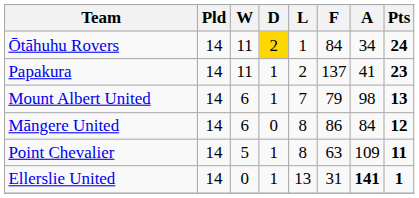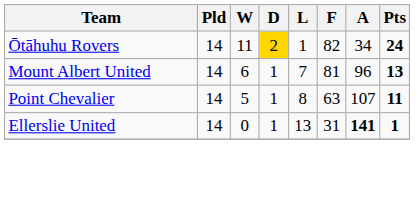(334, 44) 84 -> (332, 44) 82
- row: (40, 71)
(334, 98) 79 -> (332, 71) 81
(367, 98) 98 -> (363, 71) 96
- row: (64, 125)
(367, 152) 109 -> (363, 98) 107
